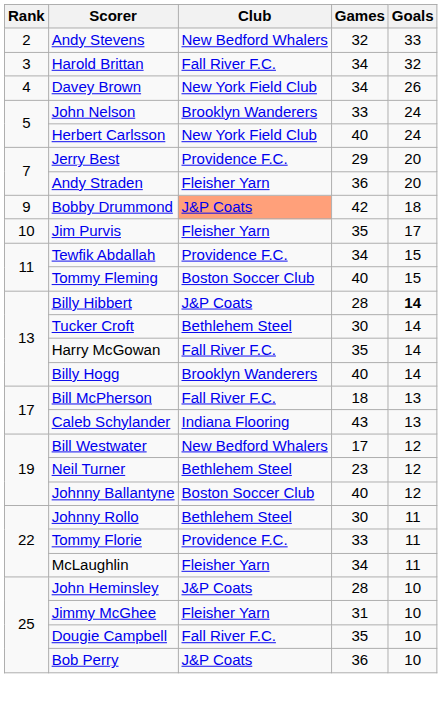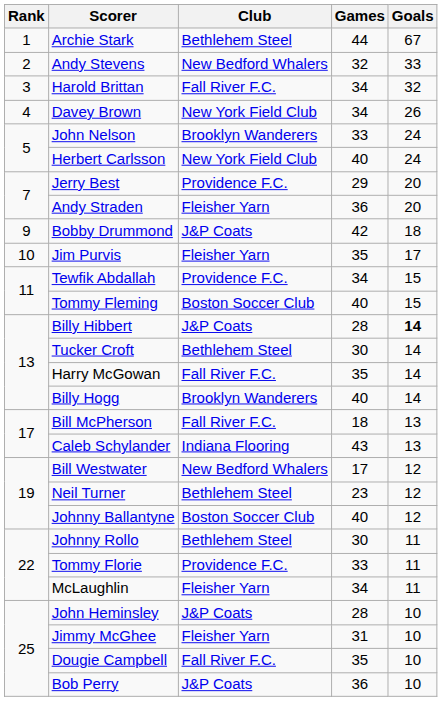+ row: (93, 40)
(217, 207) lightsalmon background -> (217, 231) no background
